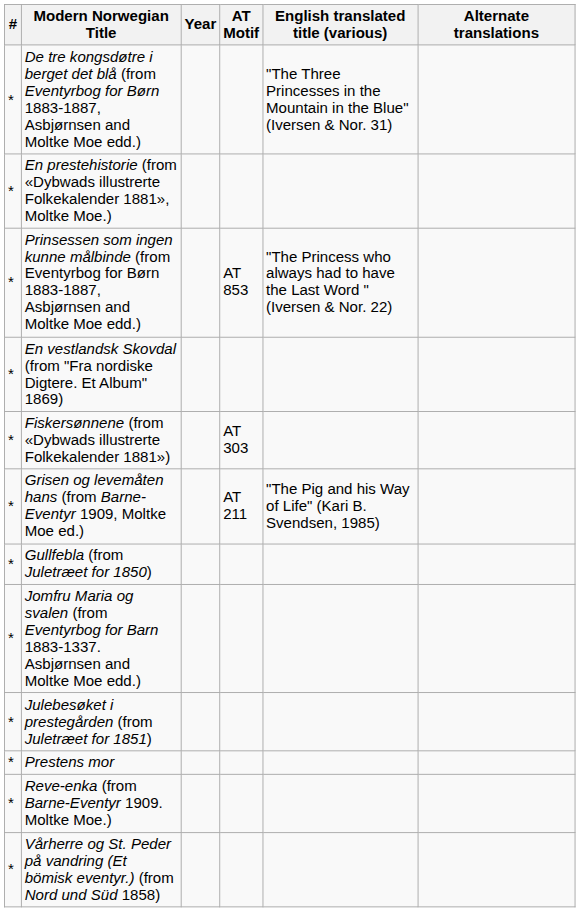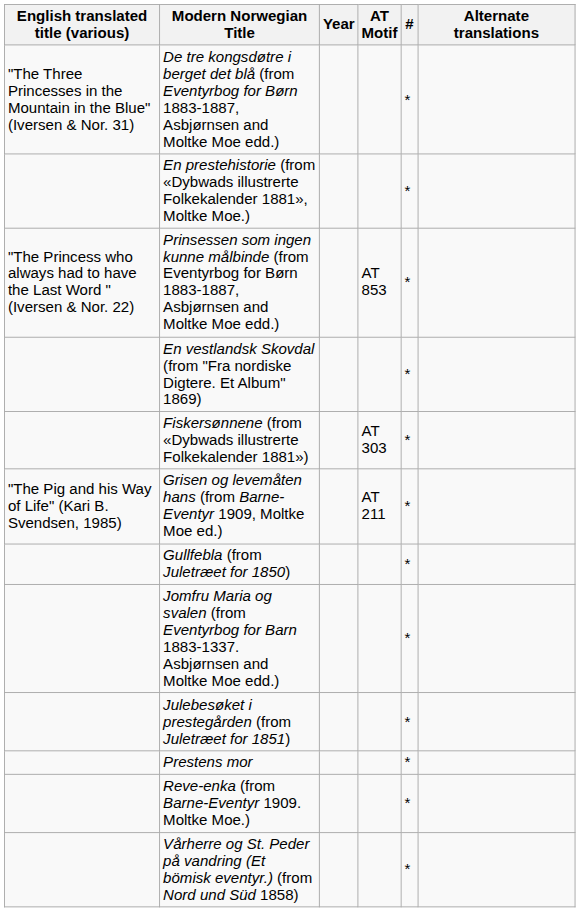columns swapped: (13, 24) <-> (340, 24)
